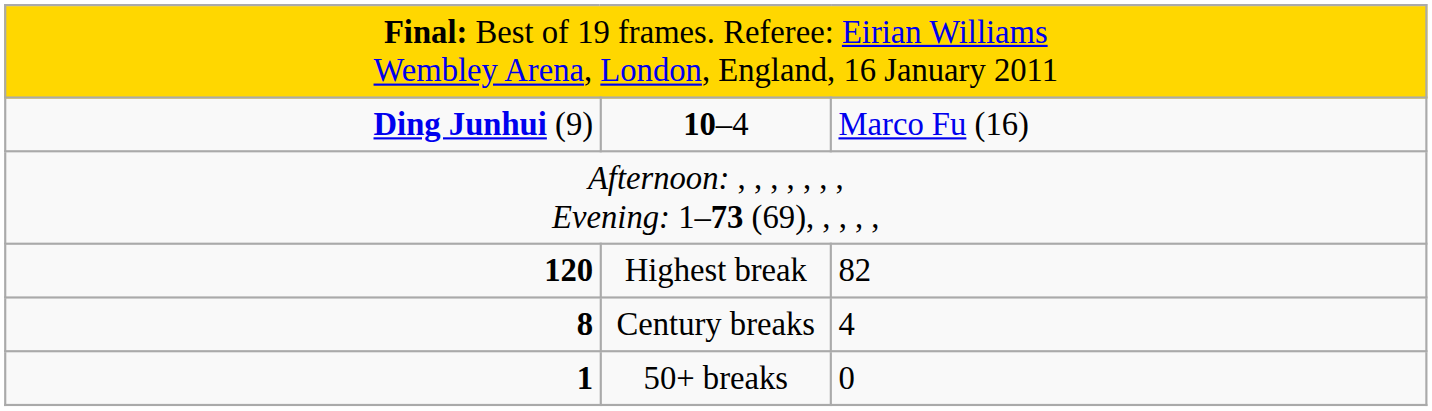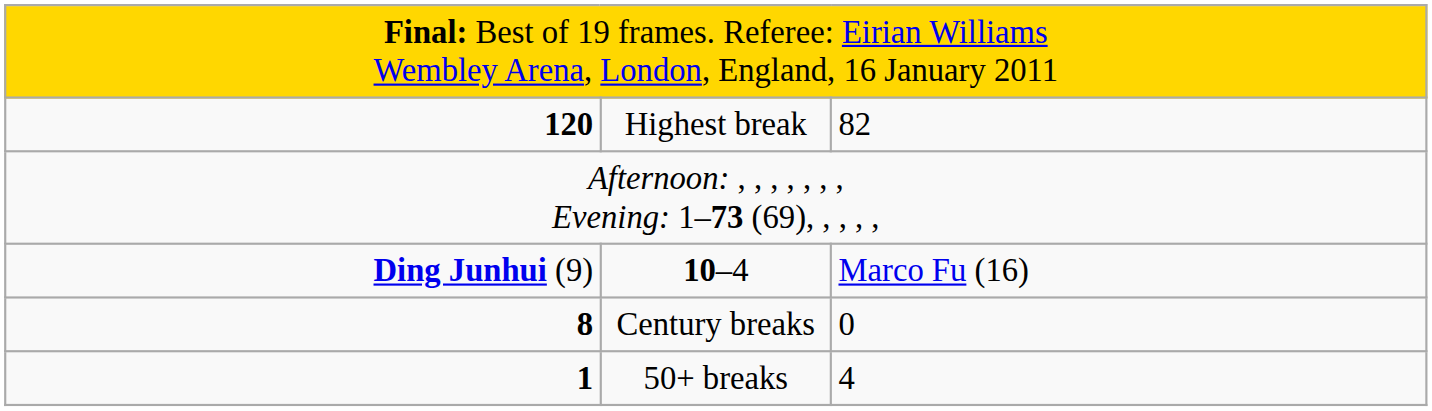rows swapped: (716, 124) <-> (716, 270)
(847, 324) 4 -> (847, 324) 0
(847, 378) 0 -> (847, 378) 4
